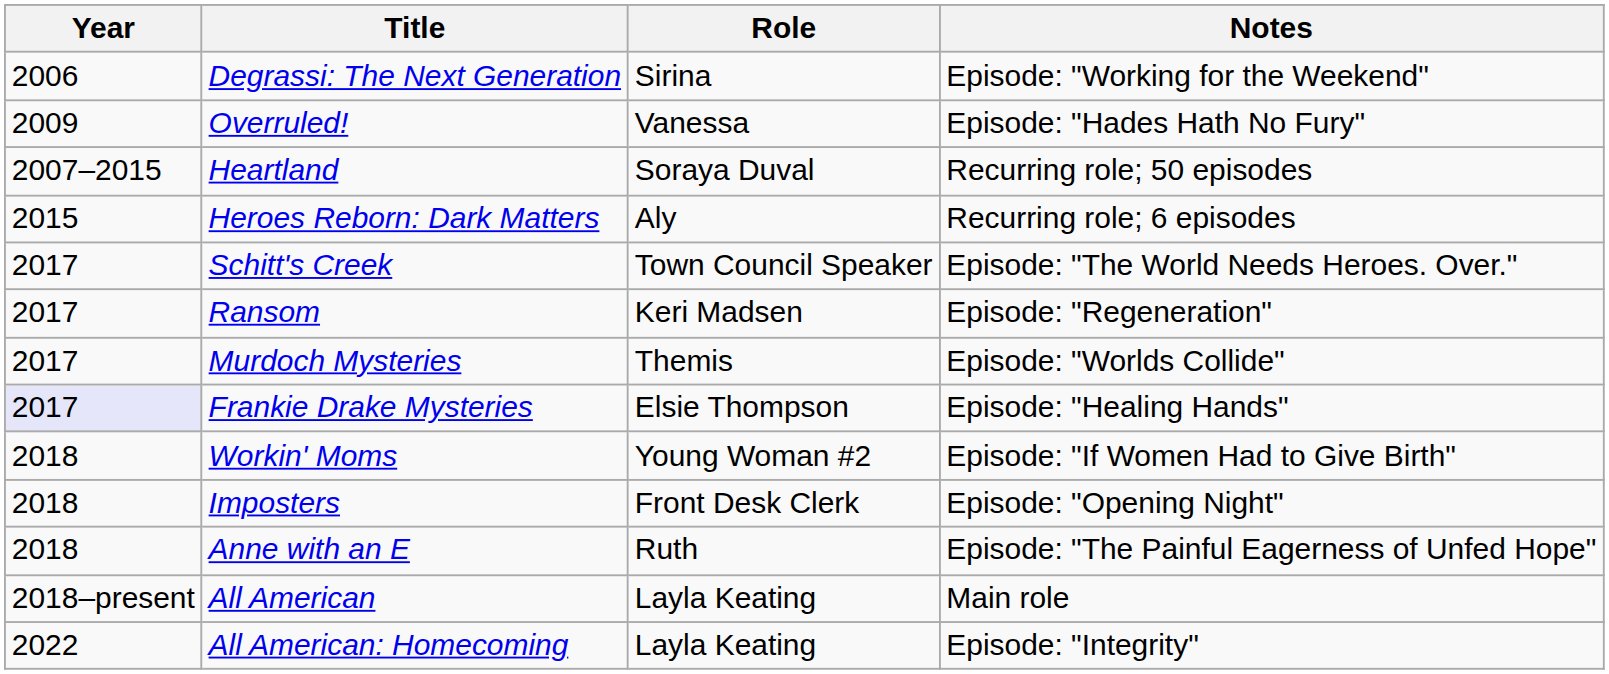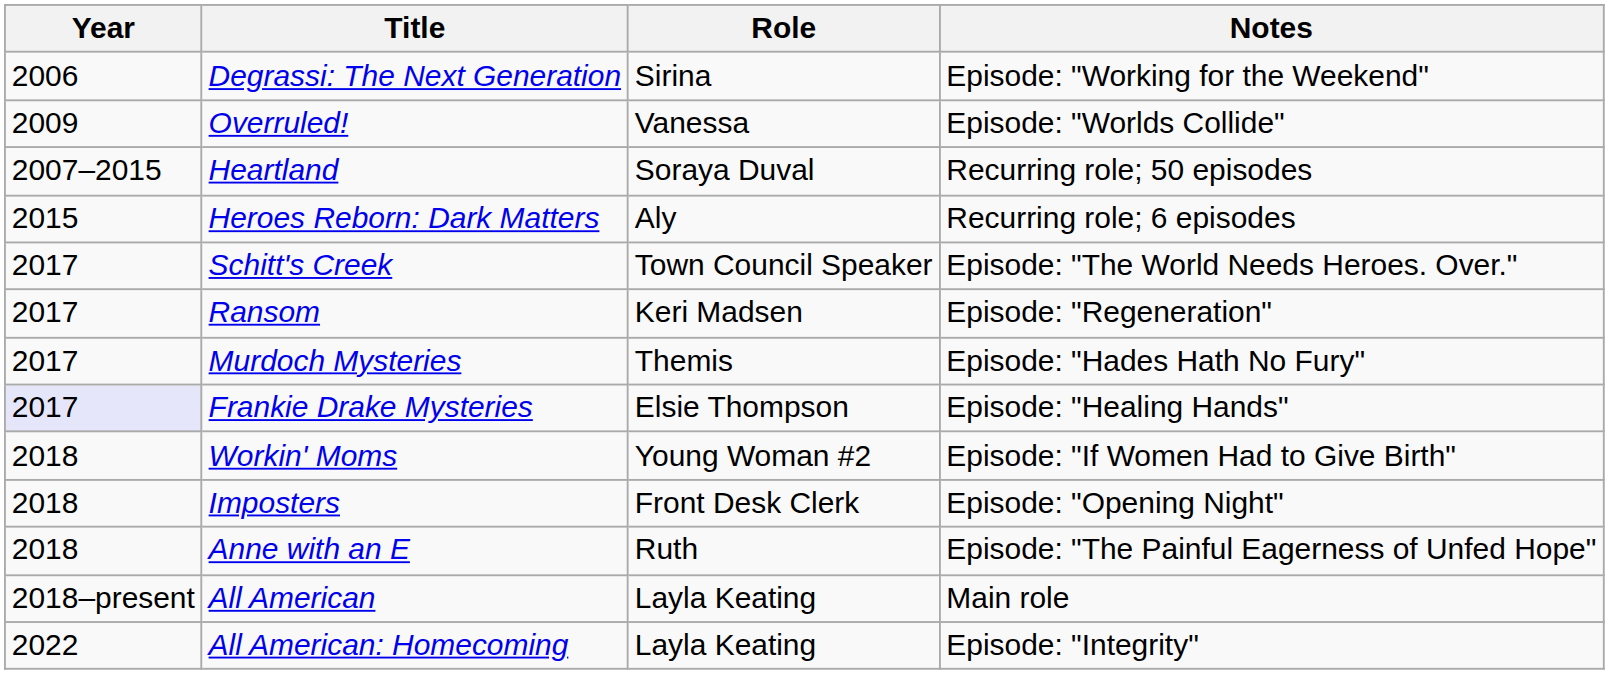(1156, 123) Episode: "Hades Hath No Fury" -> (1115, 123) Episode: "Worlds Collide"
(1115, 360) Episode: "Worlds Collide" -> (1156, 360) Episode: "Hades Hath No Fury"
